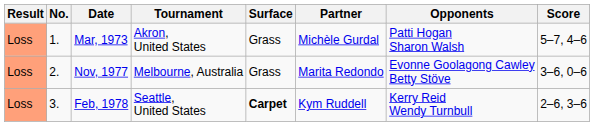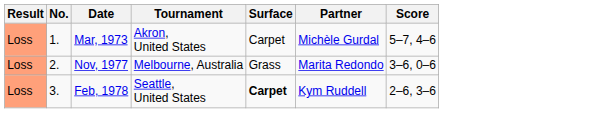- column: (462, 14)
(265, 39) Grass -> (267, 39) Carpet
